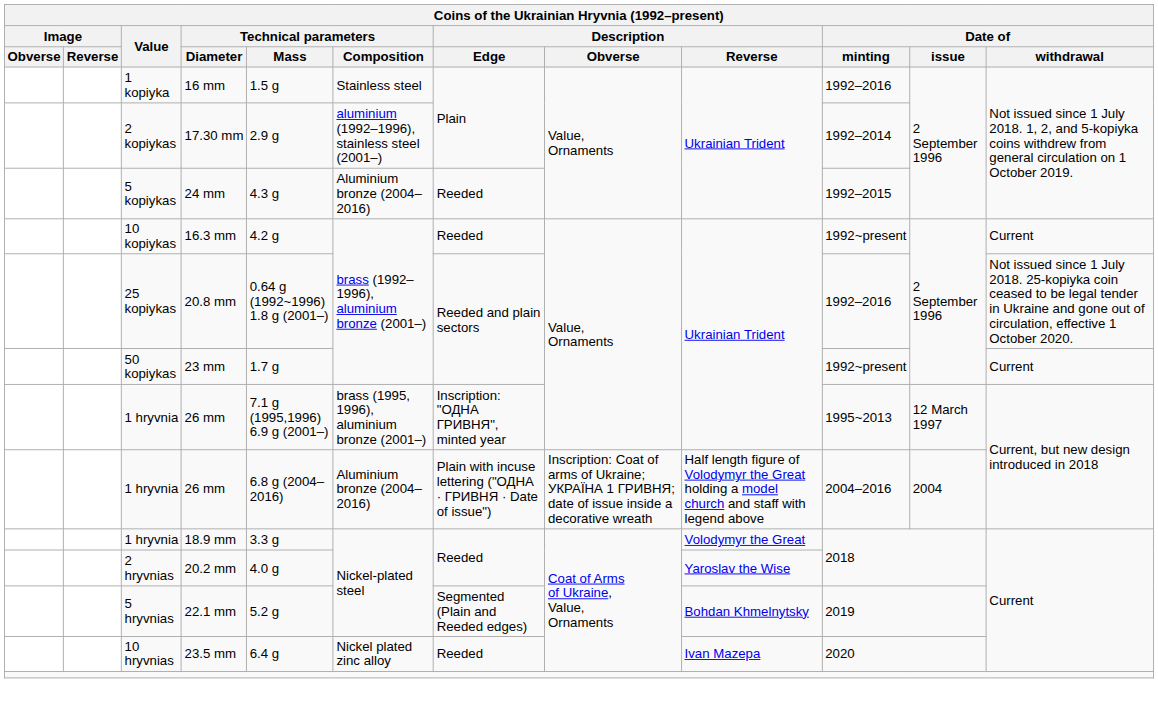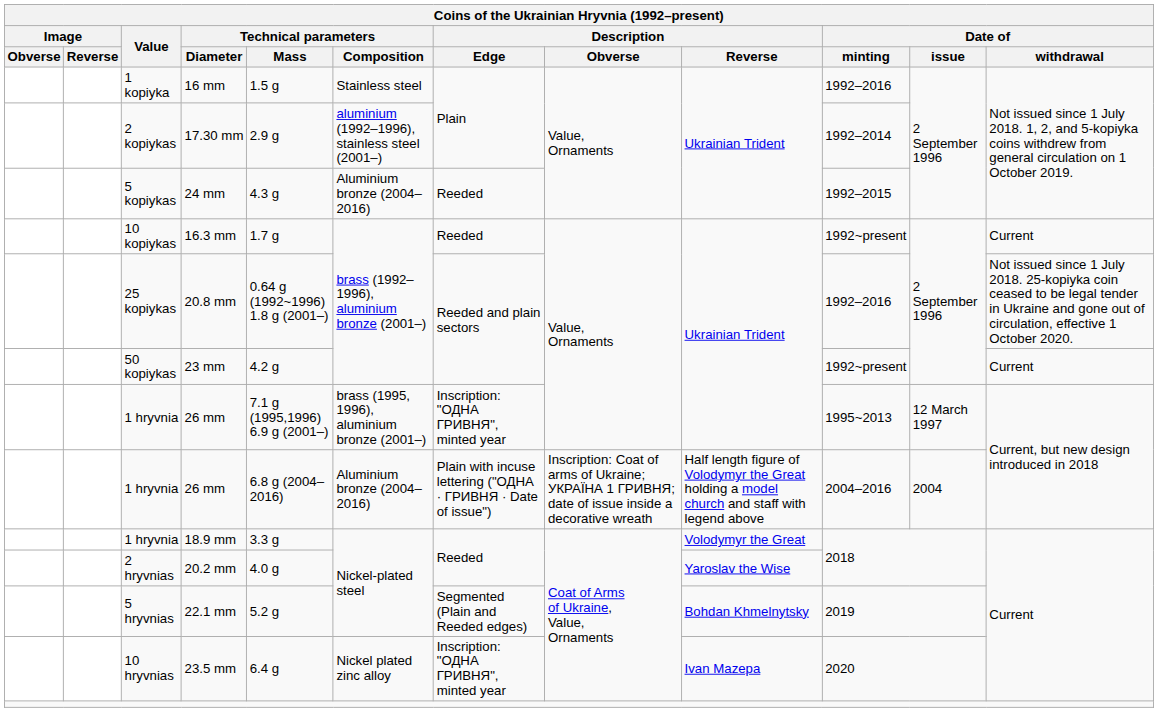(264, 237) 4.2 g -> (264, 237) 1.7 g
(264, 367) 1.7 g -> (264, 367) 4.2 g
(460, 654) Reeded -> (471, 669) Inscription: "ОДНА ГРИВНЯ", minted year
